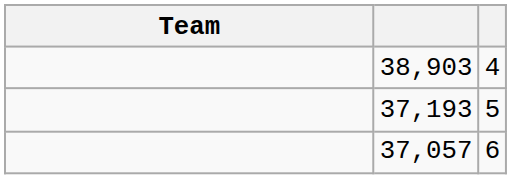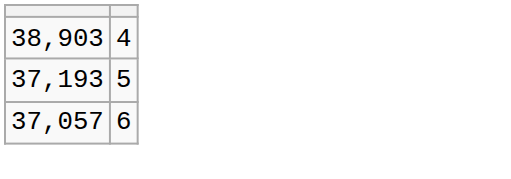- column: (189, 26)
